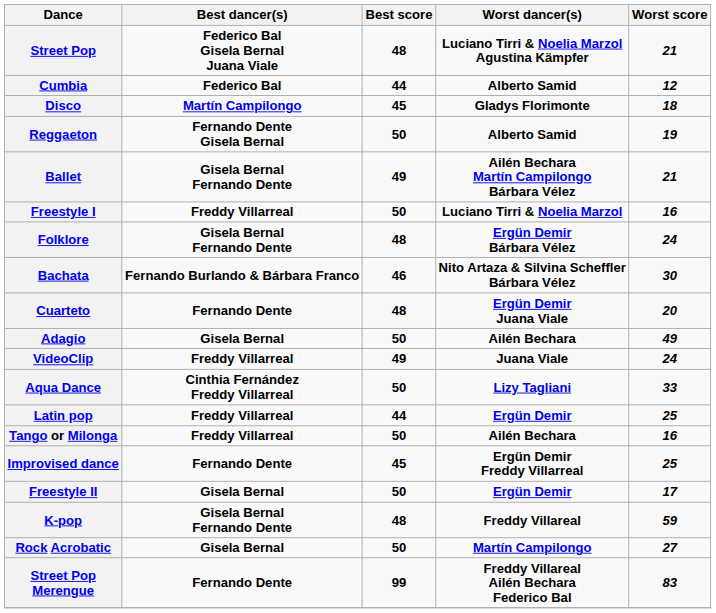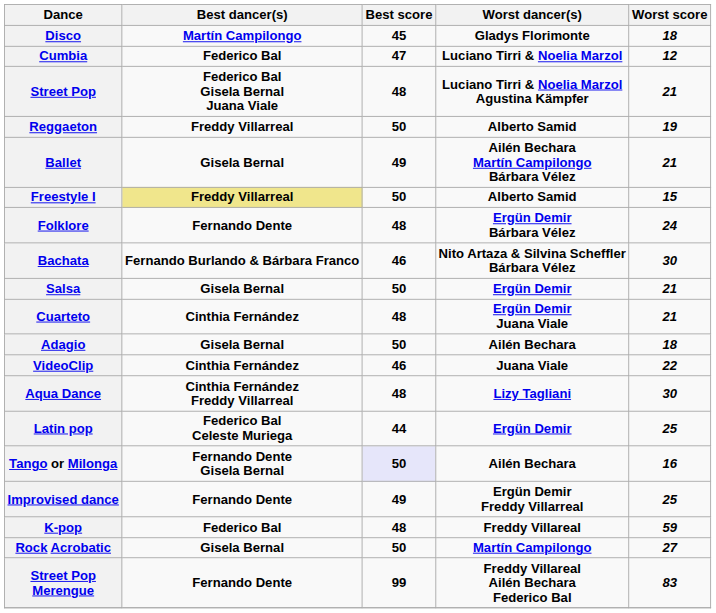rows swapped: (63, 106) <-> (63, 50)
(399, 86) 44 -> (399, 57) 47
(532, 86) Alberto Samid -> (532, 57) Luciano Tirri & Noelia Marzol
(242, 134) Fernando Dente Gisela Bernal -> (242, 127) Freddy Villarreal
(242, 177) Gisela Bernal Fernando Dente -> (242, 162) Gisela Bernal
(242, 212) no background -> (242, 198) khaki background
(532, 212) Luciano Tirri & Noelia Marzol -> (532, 198) Alberto Samid
(670, 212) 16 -> (670, 198) 15
(242, 240) Gisela Bernal Fernando Dente -> (242, 226) Fernando Dente
+ row: (63, 289)
(242, 311) Fernando Dente -> (242, 317) Cinthia Fernández
(670, 311) 20 -> (670, 317) 21
(670, 339) 49 -> (670, 345) 18
(242, 359) Freddy Villarreal -> (242, 366) Cinthia Fernández
(399, 359) 49 -> (399, 366) 46
(670, 359) 24 -> (670, 366) 22
(399, 387) 50 -> (399, 394) 48
(670, 387) 33 -> (670, 394) 30
(242, 415) Freddy Villarreal -> (242, 429) Federico Bal Celeste Muriega
(242, 436) Freddy Villarreal -> (242, 464) Fernando Dente Gisela Bernal
(399, 436) no background -> (399, 464) lavender background
(399, 464) 45 -> (399, 499) 49
- row: (63, 492)
(242, 520) Gisela Bernal Fernando Dente -> (242, 527) Federico Bal
